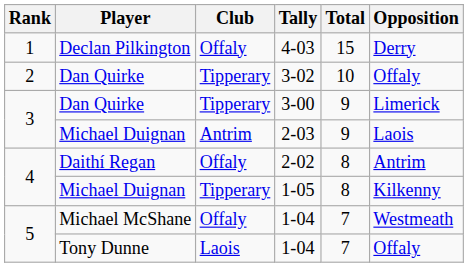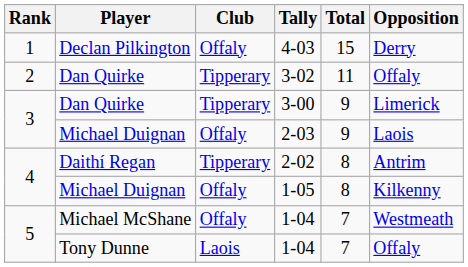(345, 76) 10 -> (345, 76) 11
(226, 133) Antrim -> (223, 133) Offaly
(223, 162) Offaly -> (235, 162) Tipperary
(235, 190) Tipperary -> (223, 190) Offaly
